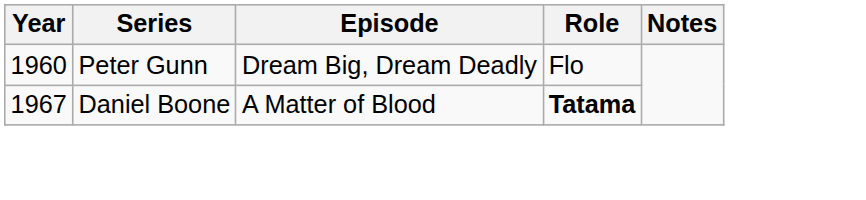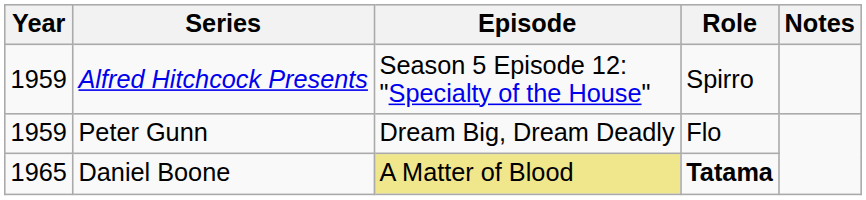+ row: (223, 78)
(39, 64) 1960 -> (39, 133) 1959
(39, 104) 1967 -> (39, 173) 1965
(339, 104) no background -> (477, 173) khaki background
